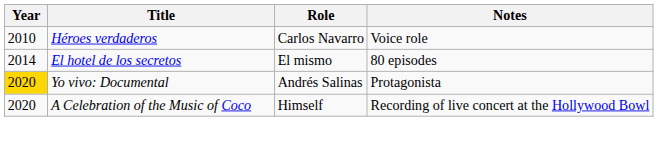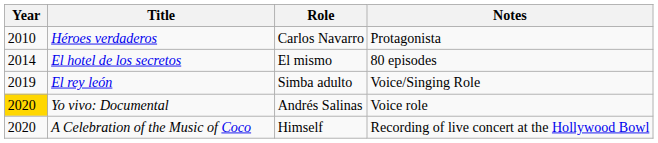(399, 37) Voice role -> (406, 37) Protagonista
+ row: (82, 82)
(406, 82) Protagonista -> (399, 104) Voice role
